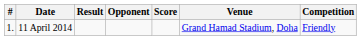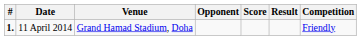columns swapped: (240, 12) <-> (90, 12)
(10, 27) normal -> (10, 27) bold
